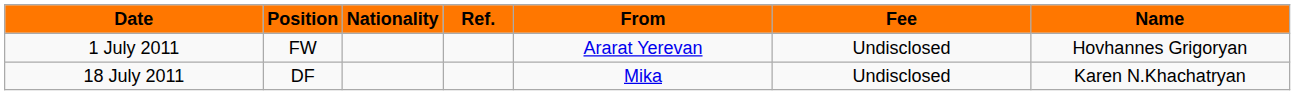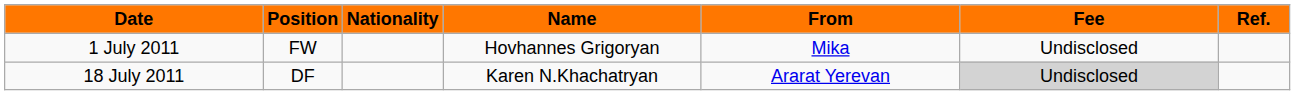columns swapped: (1160, 19) <-> (478, 19)
(643, 48) Ararat Yerevan -> (830, 48) Mika
(643, 76) Mika -> (831, 76) Ararat Yerevan
(901, 76) no background -> (1089, 76) lightgrey background
